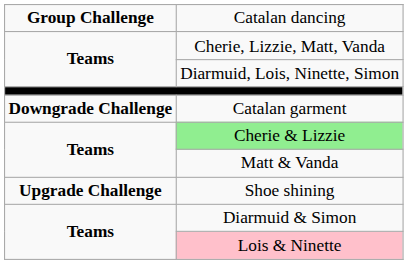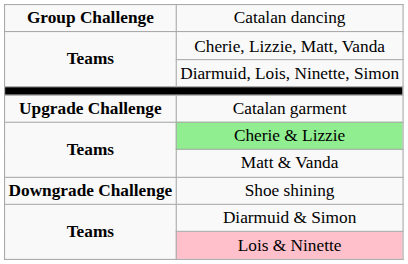(90, 108) Downgrade Challenge -> (90, 108) Upgrade Challenge
(90, 190) Upgrade Challenge -> (90, 190) Downgrade Challenge
